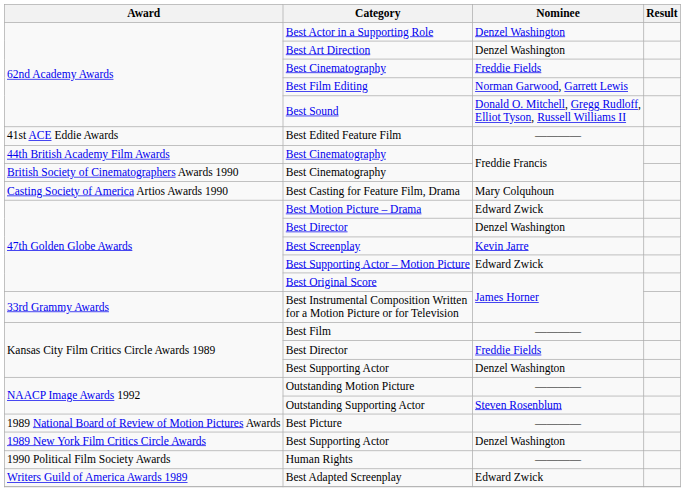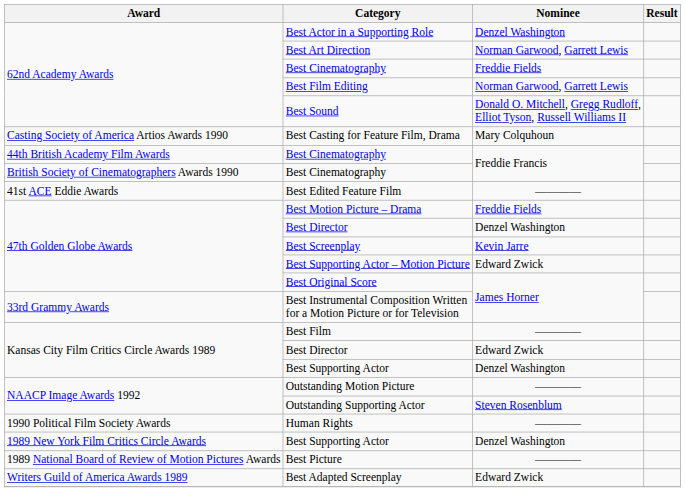(520, 50) Denzel Washington -> (552, 50) Norman Garwood, Garrett Lewis
rows swapped: (63, 136) <-> (118, 191)
(509, 209) Edward Zwick -> (508, 209) Freddie Fields
(508, 350) Freddie Fields -> (509, 350) Edward Zwick
rows swapped: (144, 423) <-> (89, 459)
